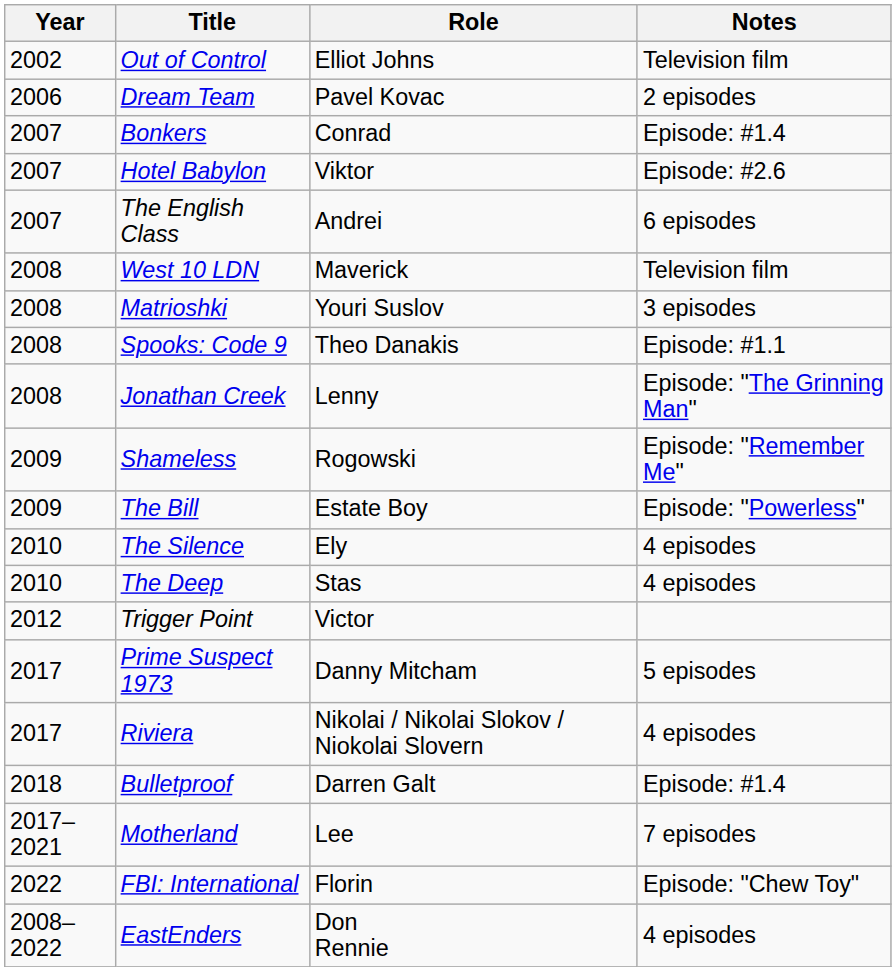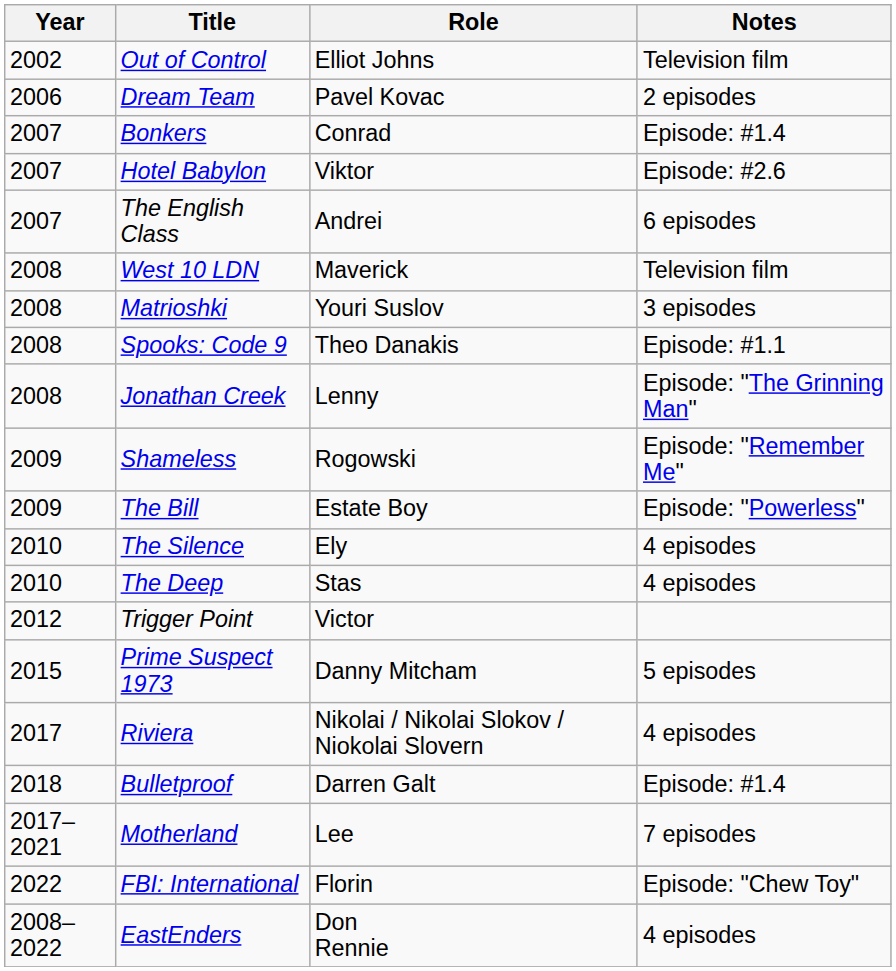(36, 670) 2017 -> (36, 670) 2015
